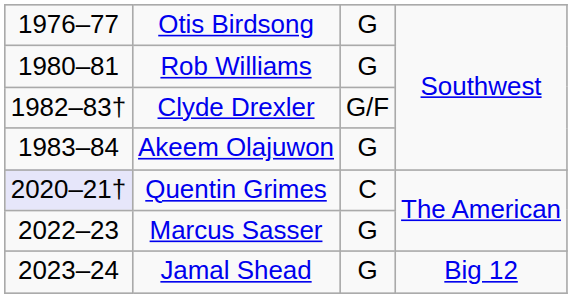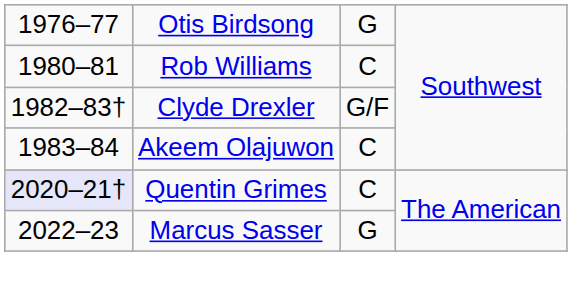(368, 66) G -> (368, 66) C
(368, 148) G -> (368, 148) C
- row: (236, 271)
